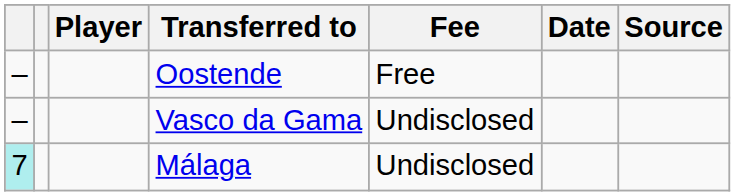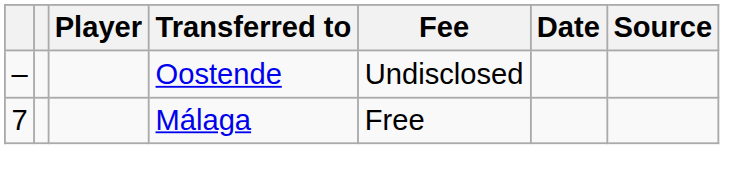(406, 73) Free -> (444, 73) Undisclosed
- row: (259, 119)
(20, 166) paleturquoise background -> (20, 119) no background
(455, 166) Undisclosed -> (395, 119) Free
